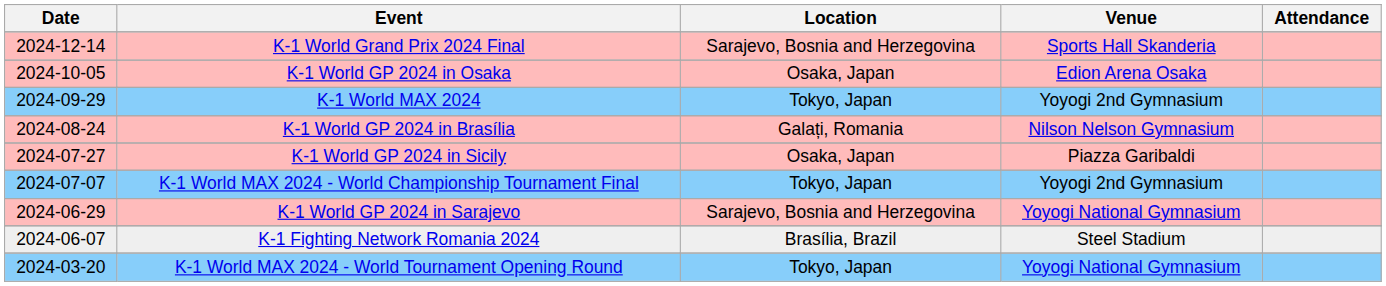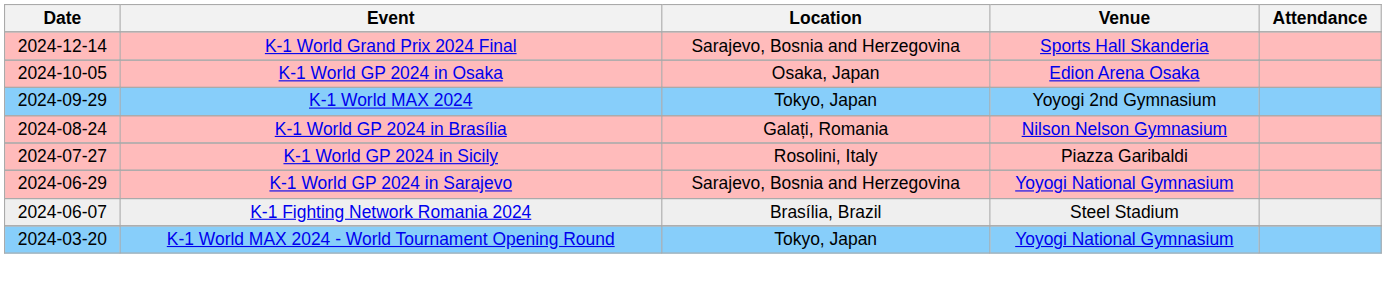(841, 156) Osaka, Japan -> (826, 156) Rosolini, Italy
- row: (399, 184)
